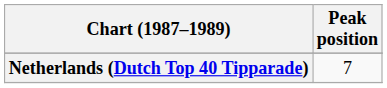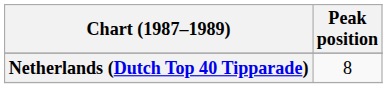(347, 67) 7 -> (347, 67) 8
